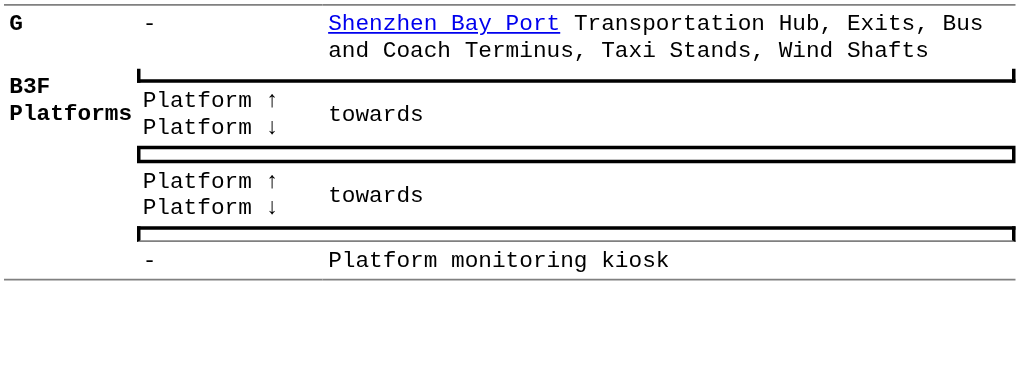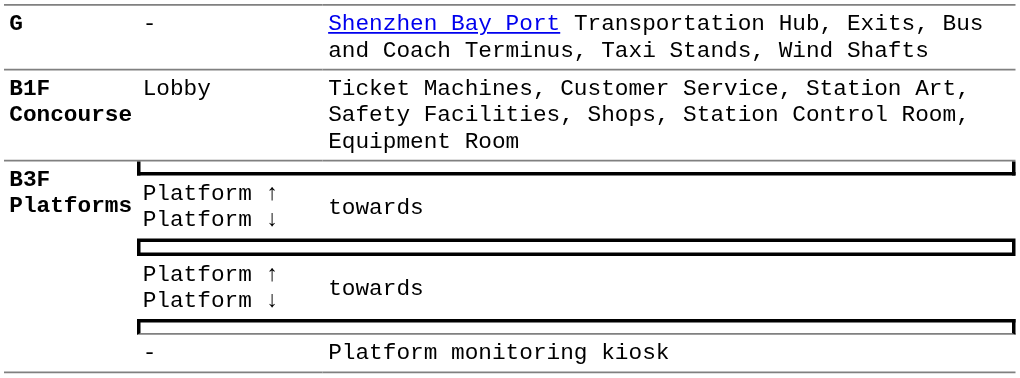+ row: (177, 89)
